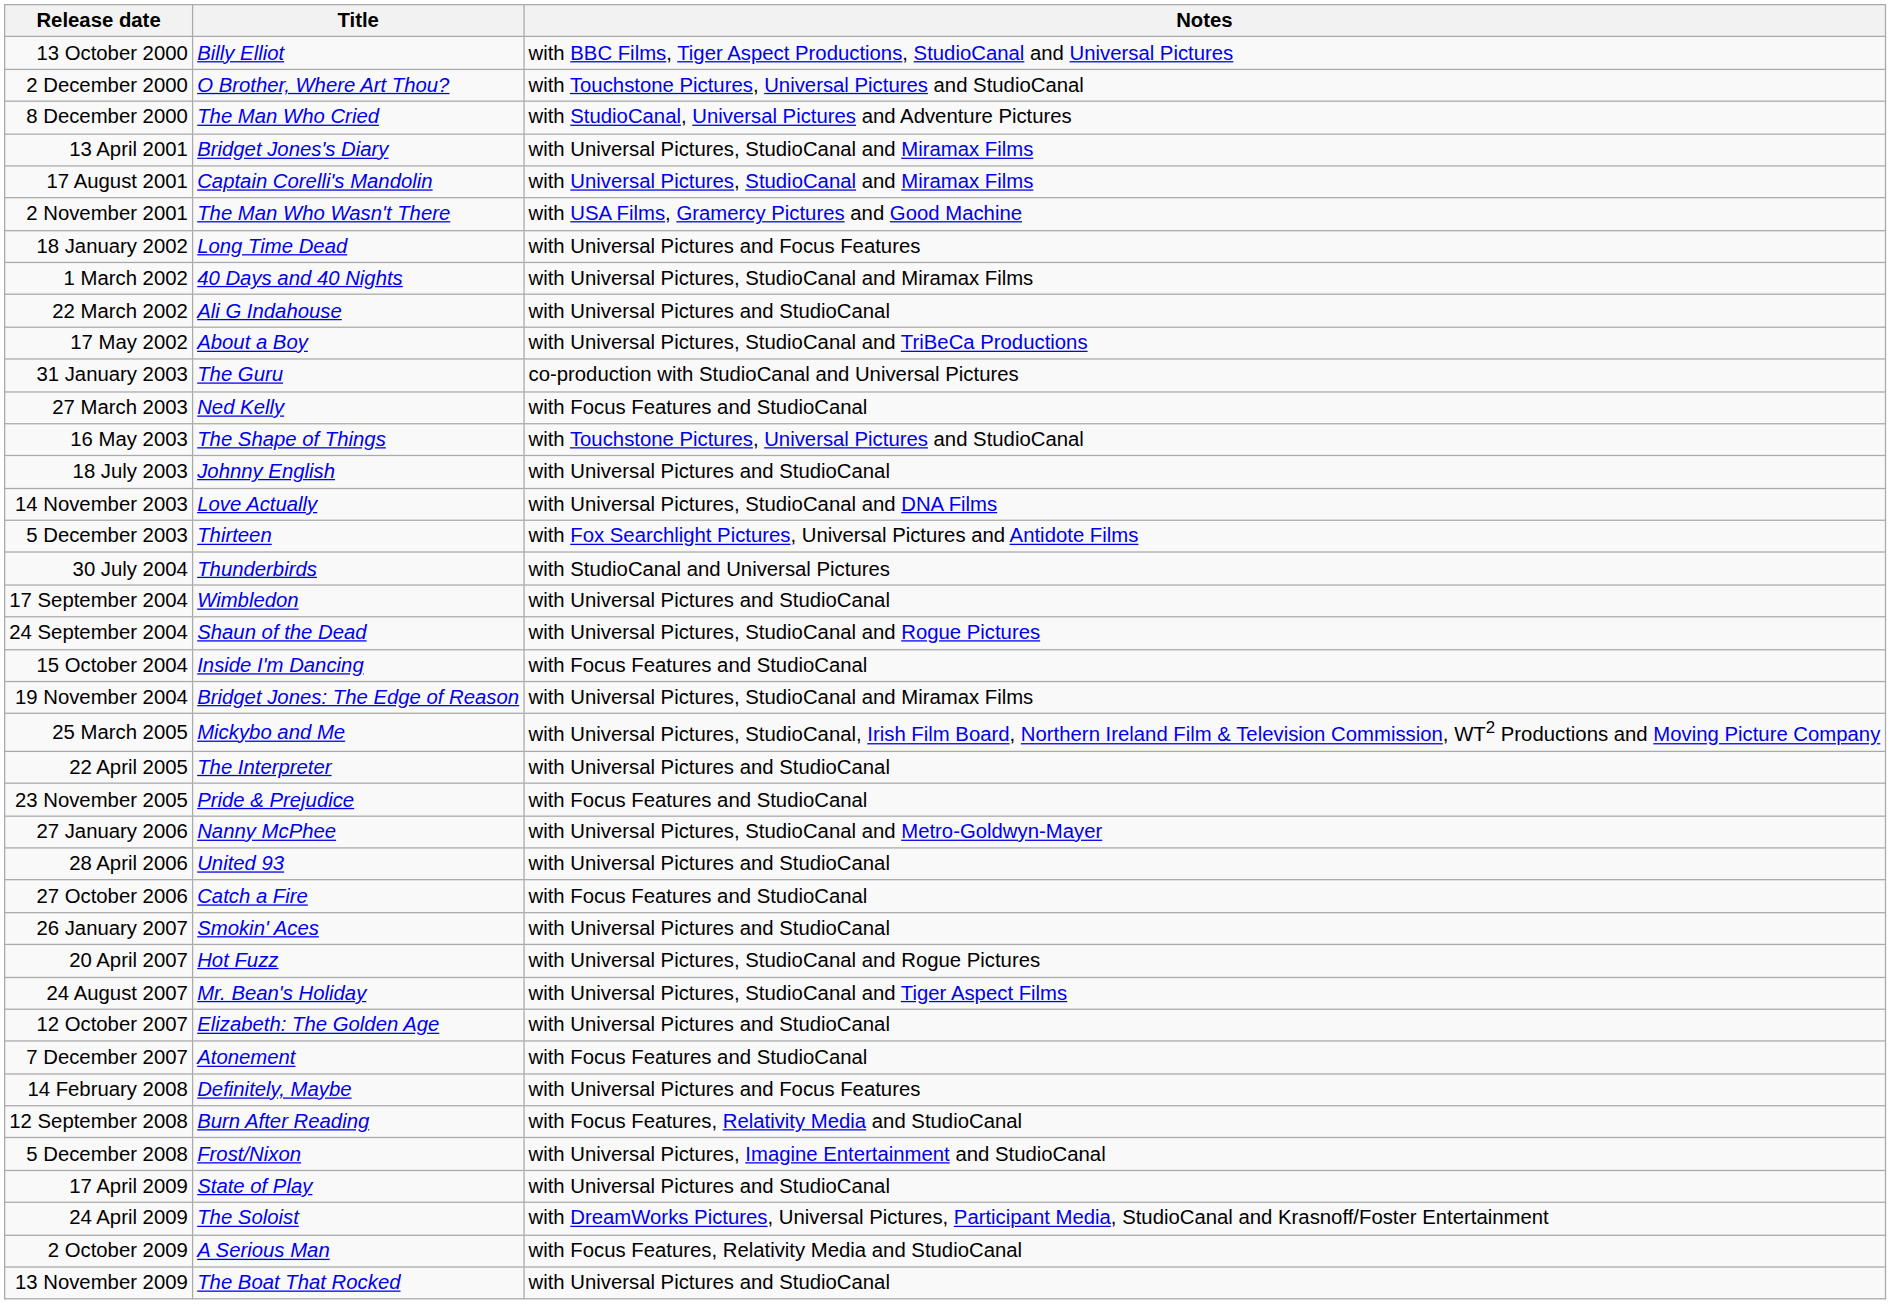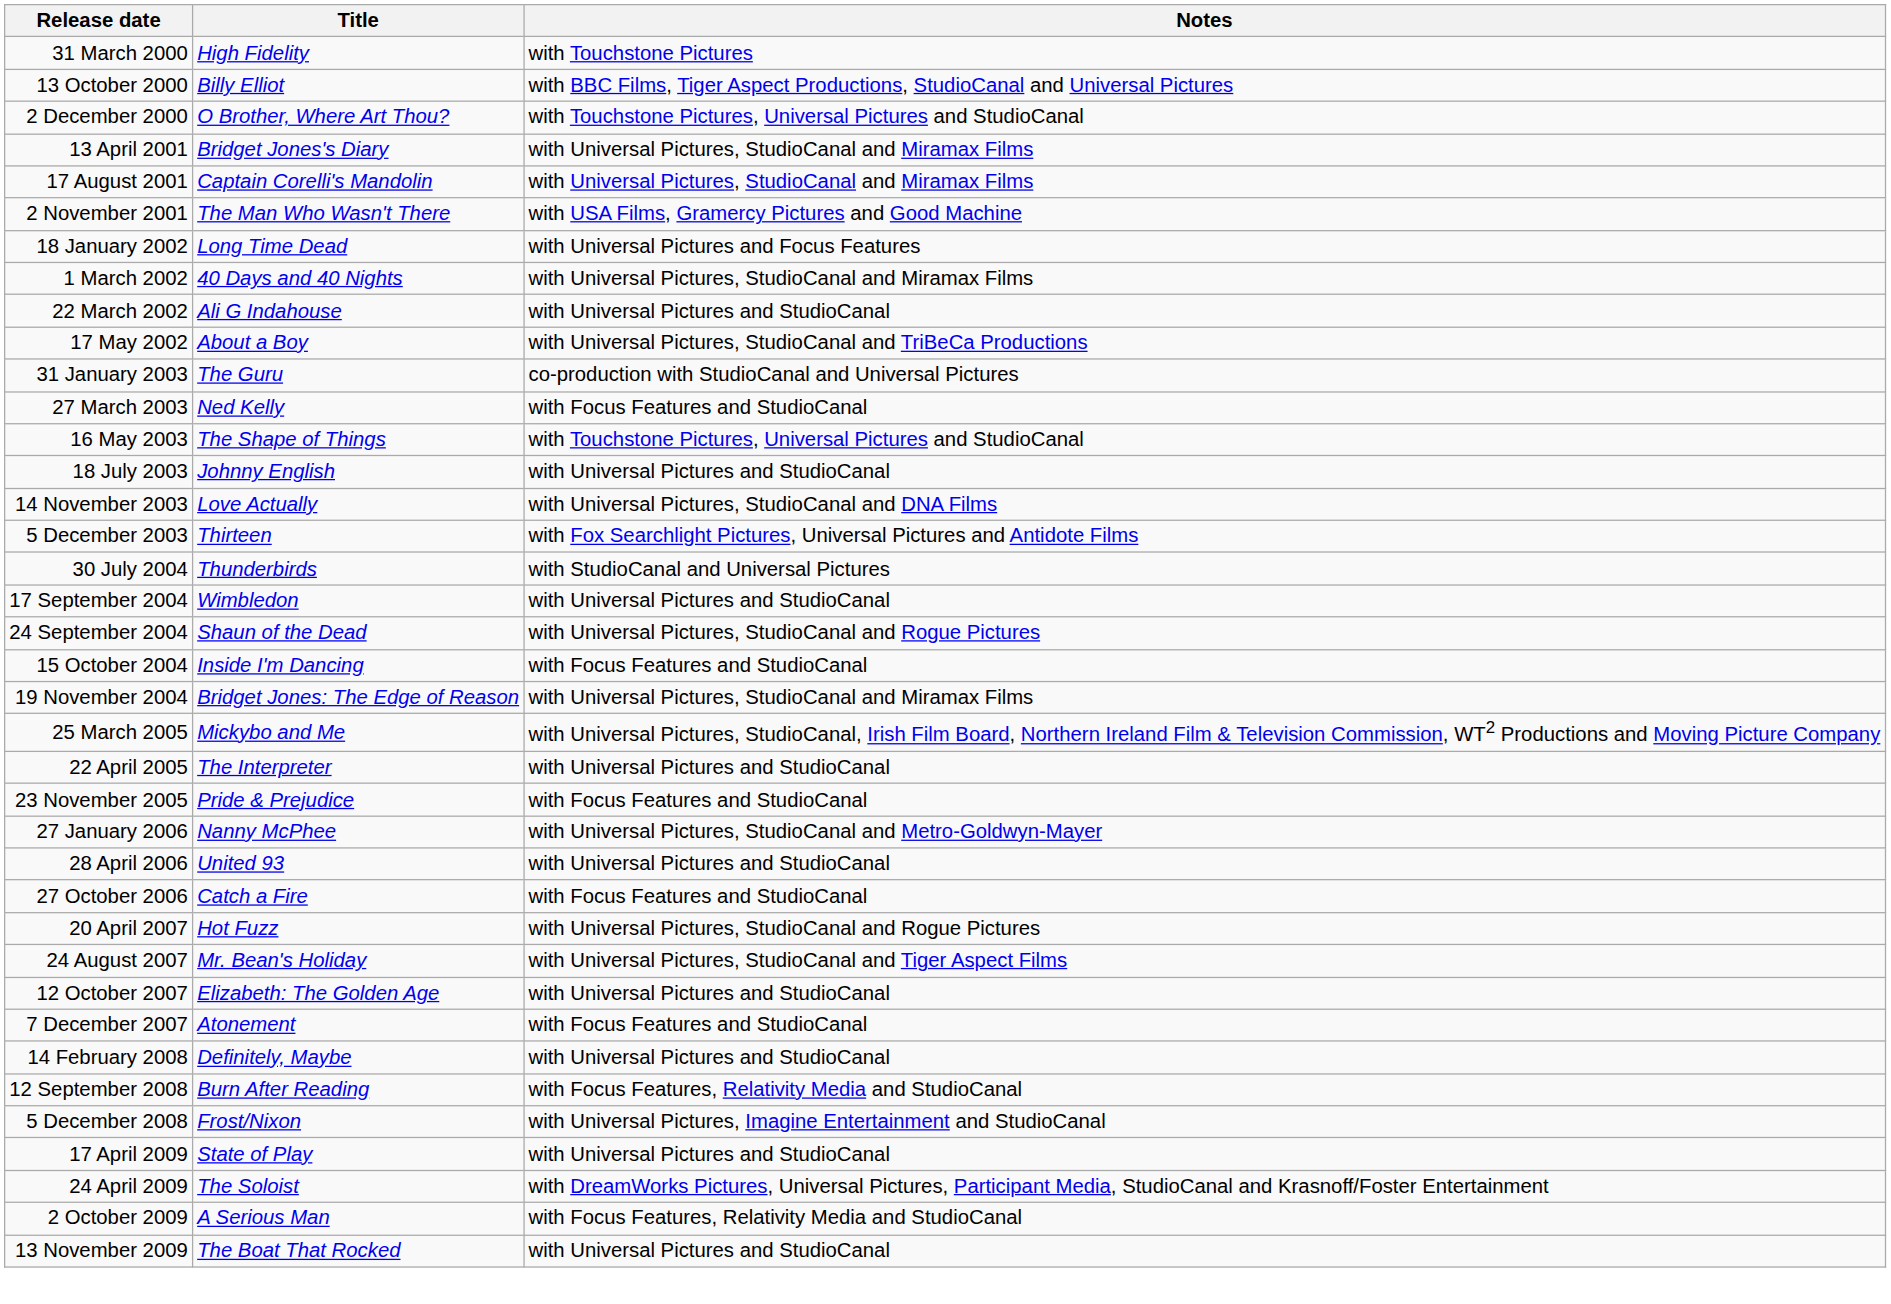+ row: (120, 52)
- row: (107, 117)
- row: (112, 928)
(724, 1089) with Universal Pictures and Focus Features -> (709, 1057) with Universal Pictures and StudioCanal
